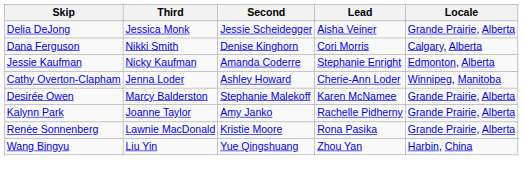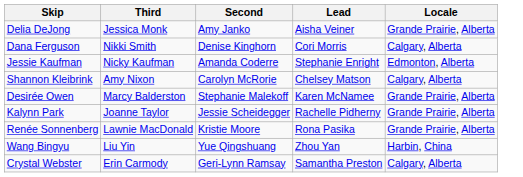(266, 29) Jessie Scheidegger -> (224, 29) Amy Janko
+ row: (50, 79)
- row: (64, 79)
(246, 113) Amy Janko -> (244, 113) Jessie Scheidegger
+ row: (44, 163)
